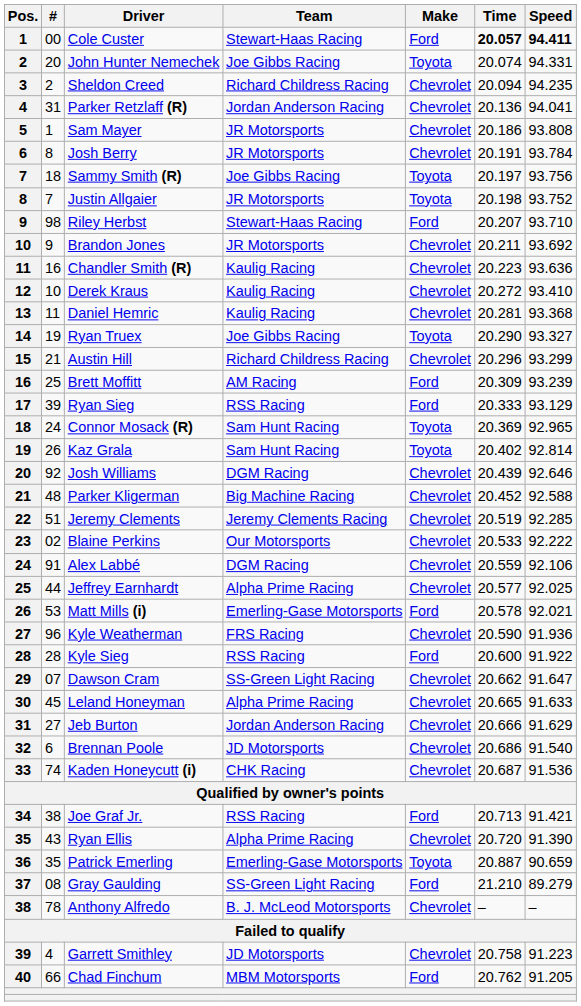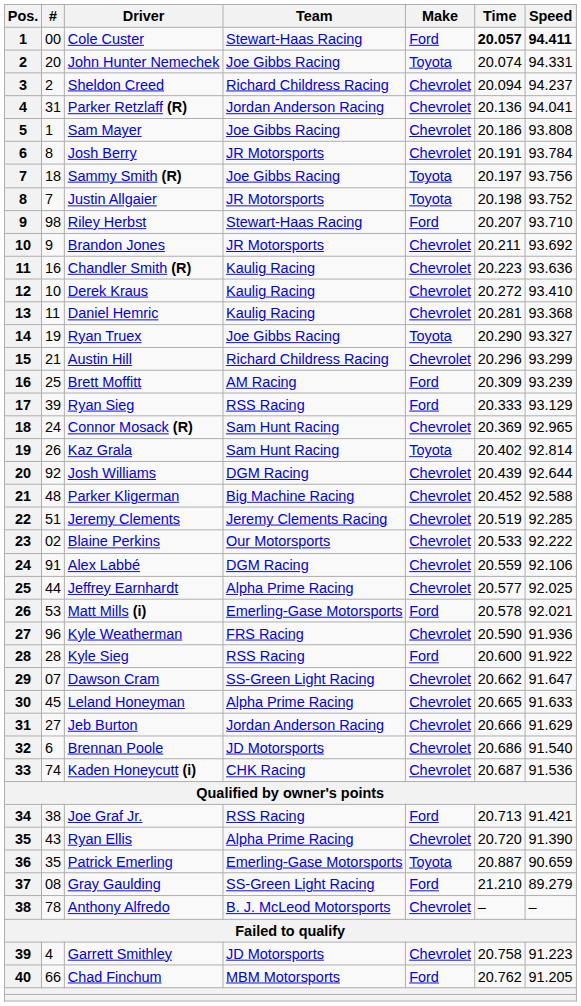(551, 85) 94.235 -> (551, 85) 94.237
(275, 130) JR Motorsports -> (283, 130) Joe Gibbs Racing
(430, 428) Toyota -> (440, 428) Chevrolet
(551, 473) 92.646 -> (551, 473) 92.644
